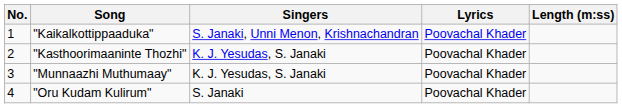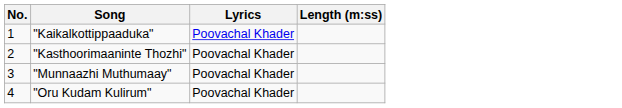- column: (305, 14)
